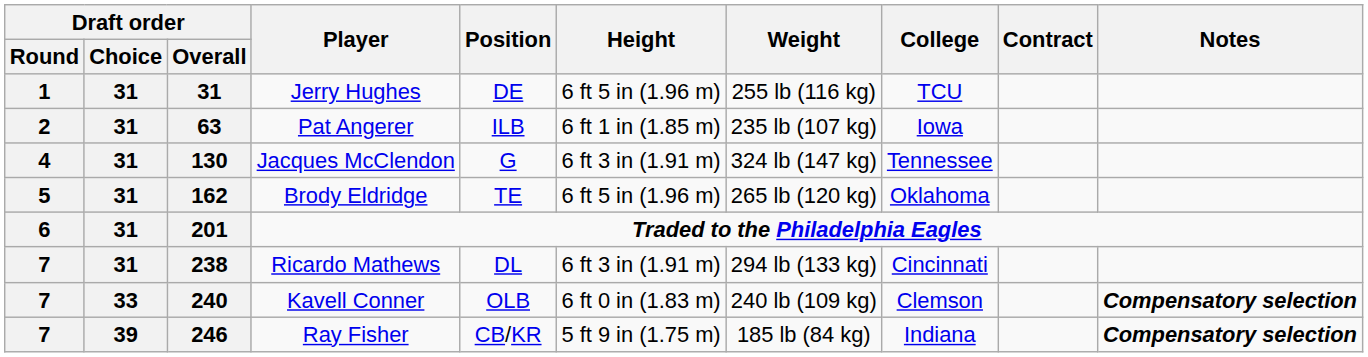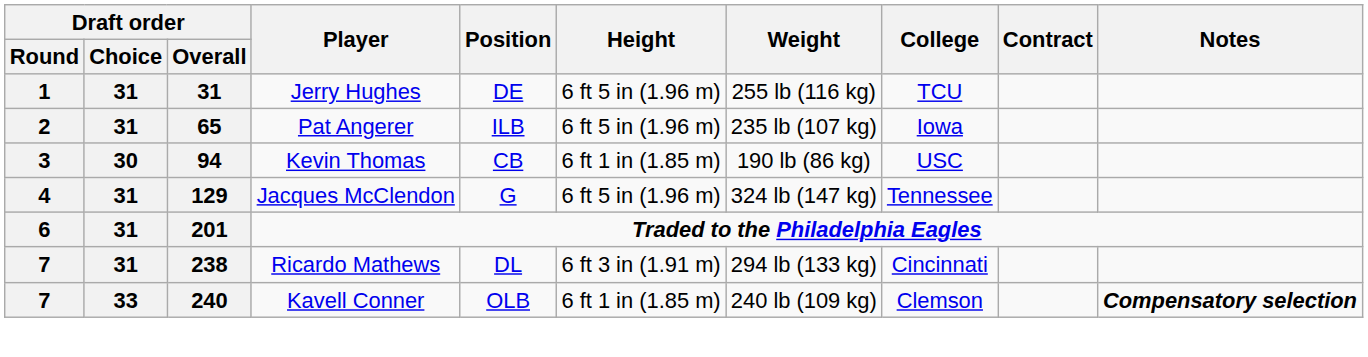(209, 126) 63 -> (209, 126) 65
(641, 126) 6 ft 1 in (1.85 m) -> (641, 126) 6 ft 5 in (1.96 m)
+ row: (356, 161)
(209, 161) 130 -> (209, 195) 129
(641, 161) 6 ft 3 in (1.91 m) -> (641, 195) 6 ft 5 in (1.96 m)
- row: (356, 195)
(641, 299) 6 ft 0 in (1.83 m) -> (641, 299) 6 ft 1 in (1.85 m)
- row: (356, 334)
